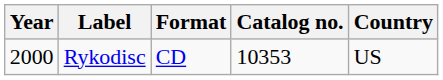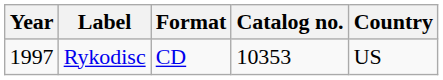(32, 56) 2000 -> (32, 56) 1997
